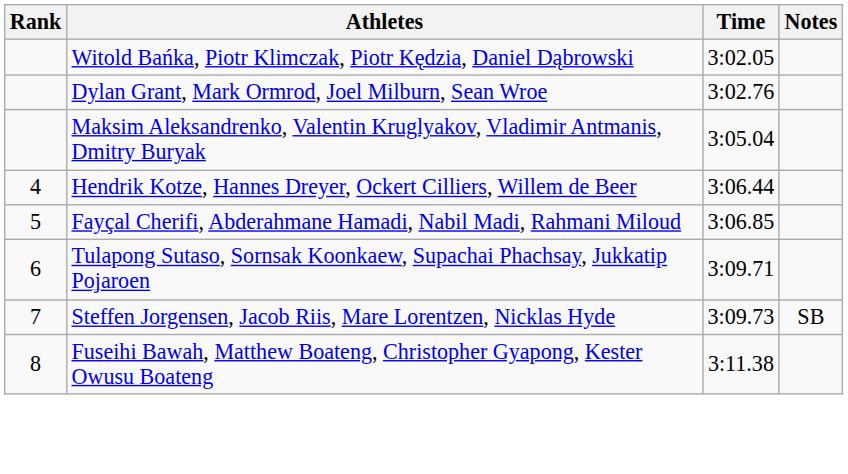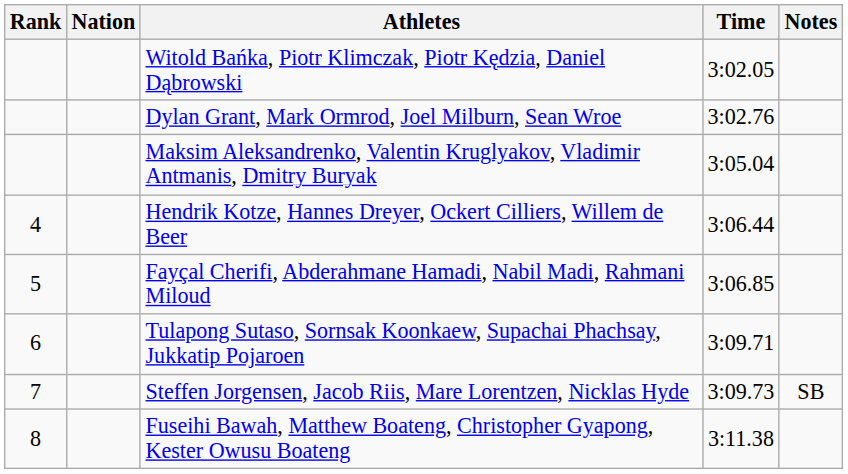+ column: (103, 22)
